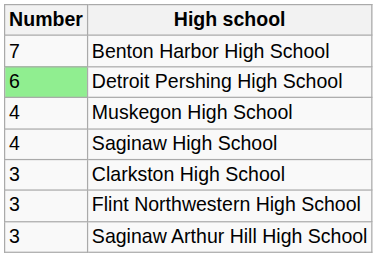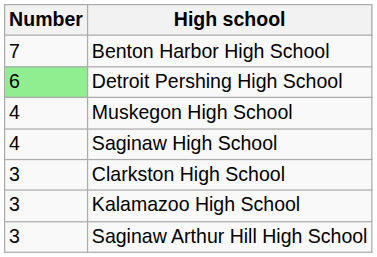- row: (226, 205)
+ row: (196, 205)
